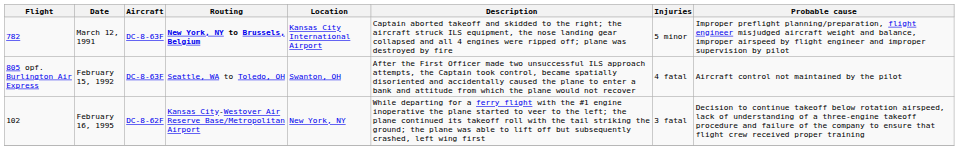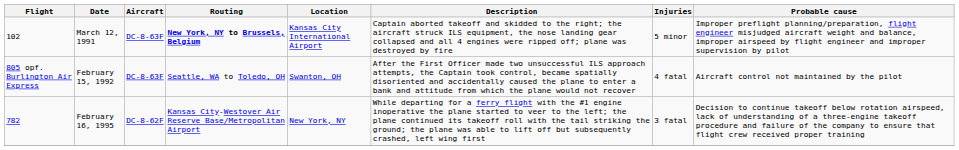(13, 37) 782 -> (13, 37) 102
(13, 121) 102 -> (13, 121) 782
